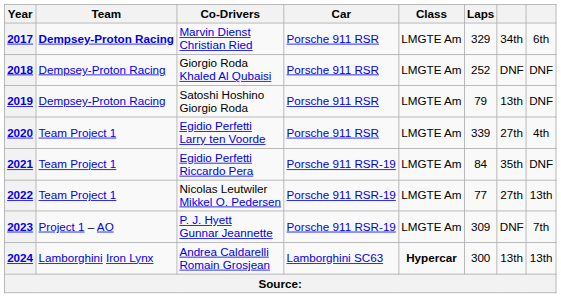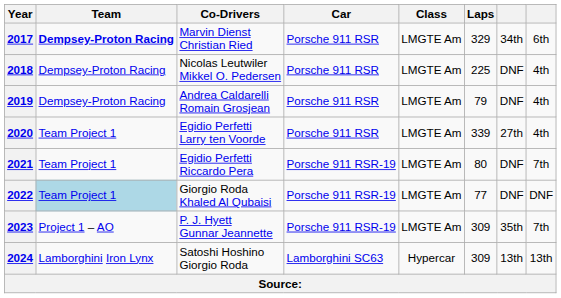(225, 70) Giorgio Roda Khaled Al Qubaisi -> (230, 70) Nicolas Leutwiler Mikkel O. Pedersen
(481, 70) 252 -> (481, 70) 225
(541, 70) DNF -> (541, 70) 4th
(222, 102) Satoshi Hoshino Giorgio Roda -> (225, 102) Andrea Caldarelli Romain Grosjean
(512, 102) 13th -> (512, 102) DNF
(541, 102) DNF -> (541, 102) 4th
(481, 164) 84 -> (481, 164) 80
(512, 164) 35th -> (512, 164) DNF
(541, 164) DNF -> (541, 164) 7th
(77, 196) no background -> (77, 196) lightblue background
(230, 196) Nicolas Leutwiler Mikkel O. Pedersen -> (225, 196) Giorgio Roda Khaled Al Qubaisi
(512, 196) 27th -> (512, 196) DNF
(541, 196) 13th -> (541, 196) DNF
(512, 227) DNF -> (512, 227) 35th
(225, 259) Andrea Caldarelli Romain Grosjean -> (222, 259) Satoshi Hoshino Giorgio Roda
(431, 259) bold -> (431, 259) normal
(481, 259) 300 -> (481, 259) 309
